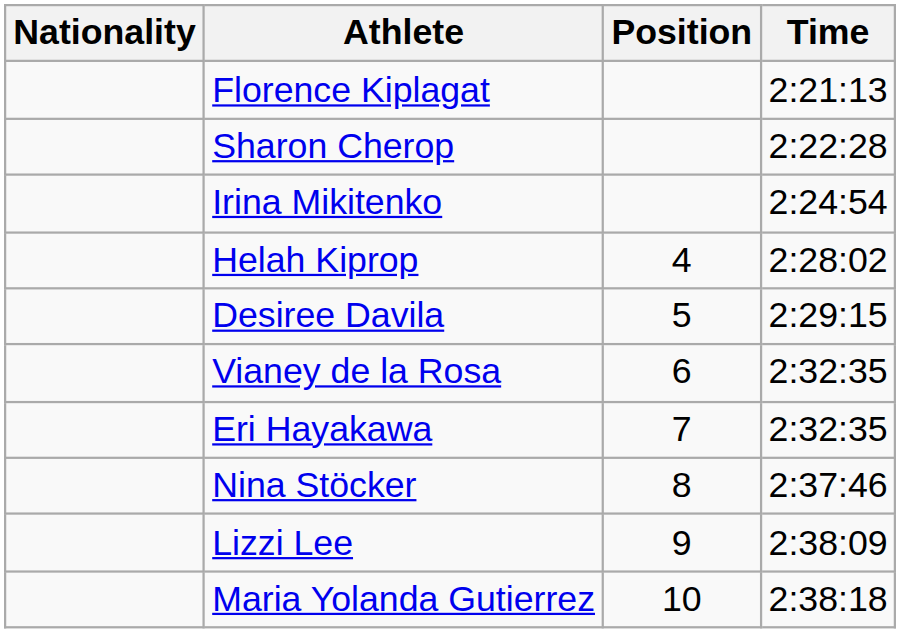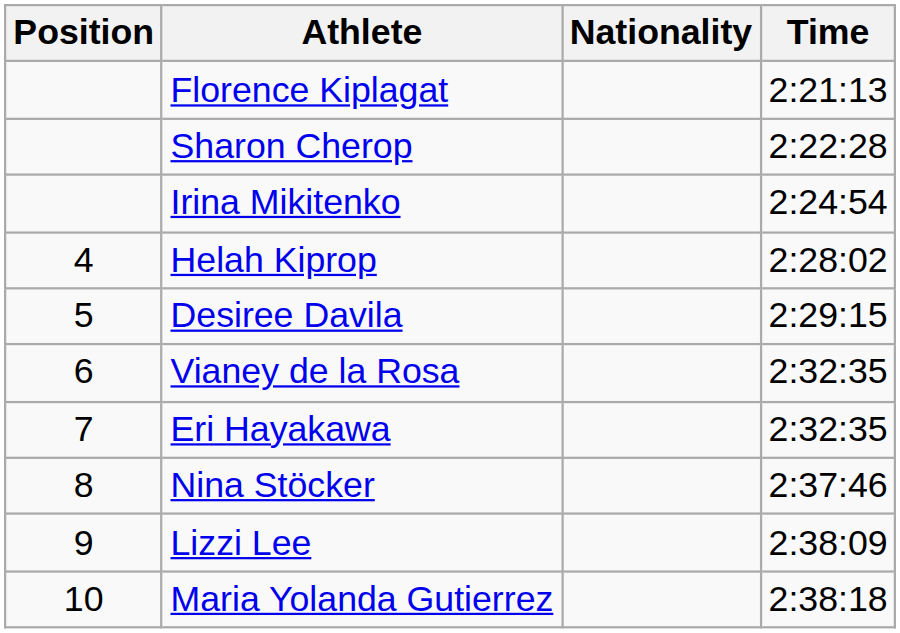columns swapped: (682, 32) <-> (105, 32)
